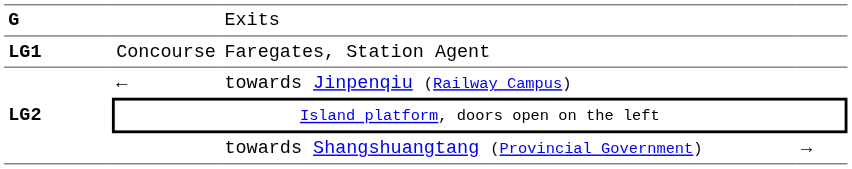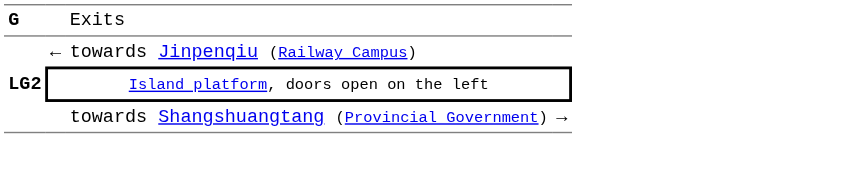- row: (166, 52)
